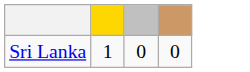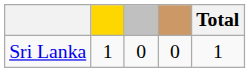+ column: (218, 20)
